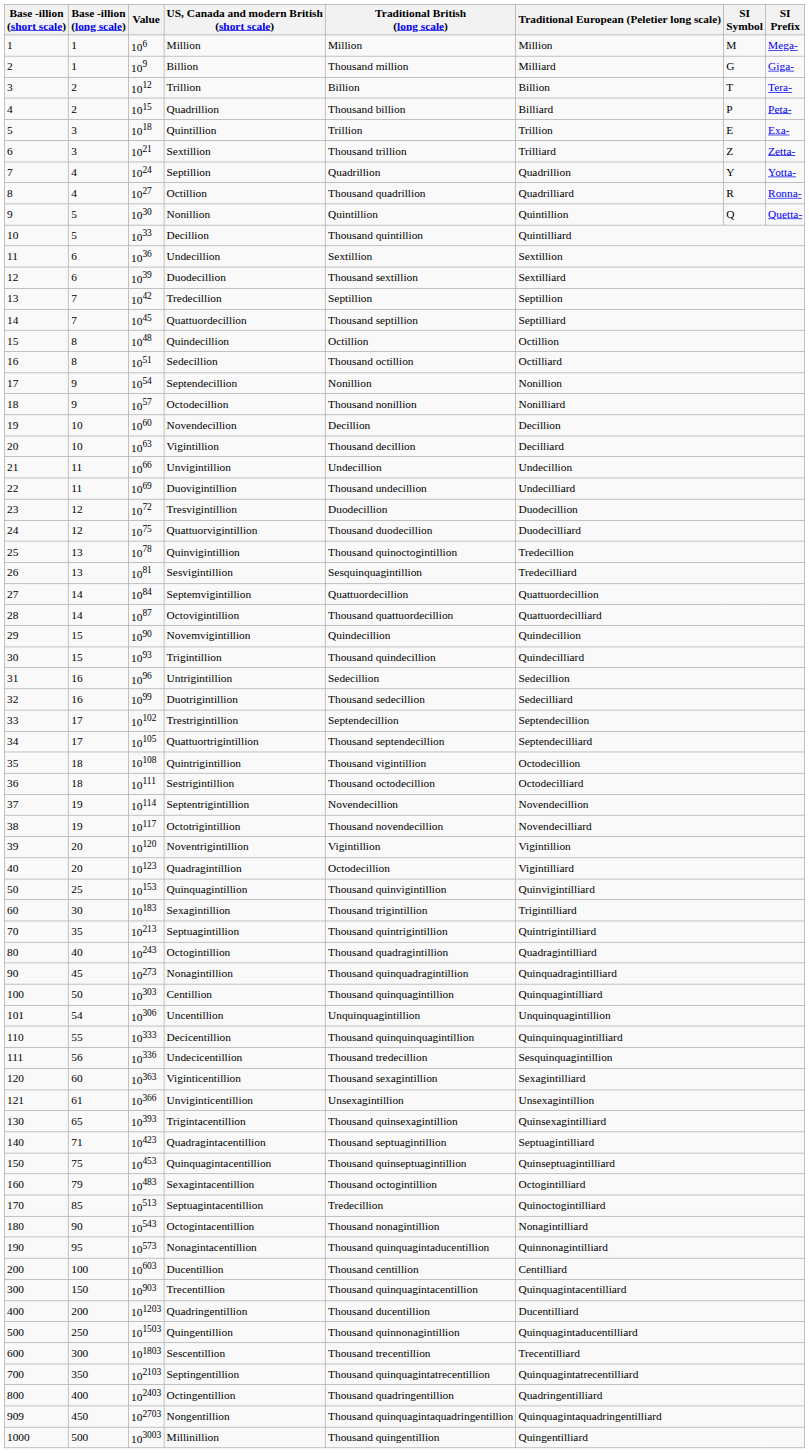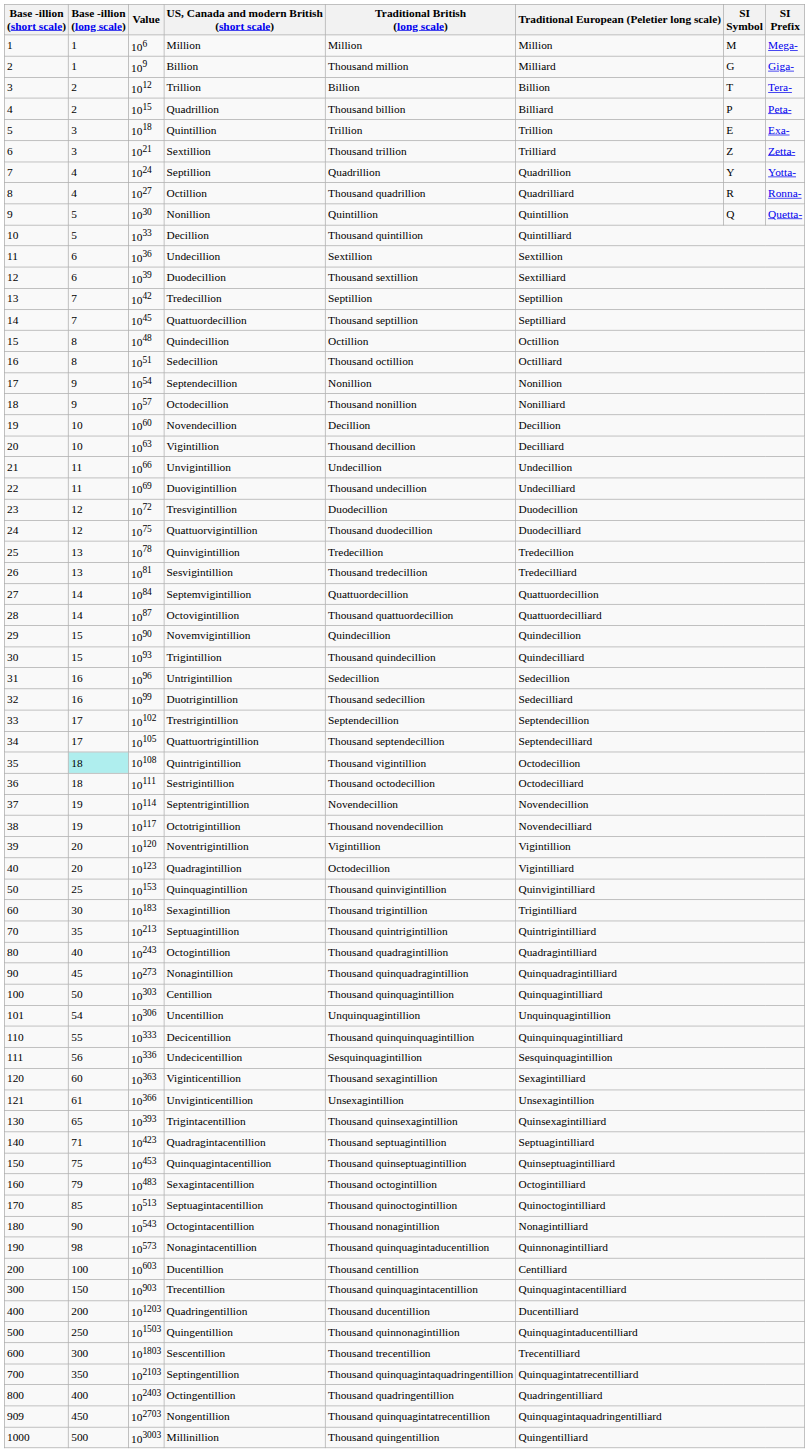(393, 551) Thousand quinoctogintillion -> (356, 551) Tredecillion
(375, 573) Sesquinquagintillion -> (378, 573) Thousand tredecillion
(77, 762) no background -> (77, 762) paleturquoise background
(378, 1058) Thousand tredecillion -> (375, 1058) Sesquinquagintillion
(356, 1205) Tredecillion -> (393, 1205) Thousand quinoctogintillion
(77, 1247) 95 -> (77, 1247) 98
(409, 1374) Thousand quinquagintatrecentillion -> (421, 1374) Thousand quinquagintaquadringentillion
(421, 1416) Thousand quinquagintaquadringentillion -> (409, 1416) Thousand quinquagintatrecentillion
